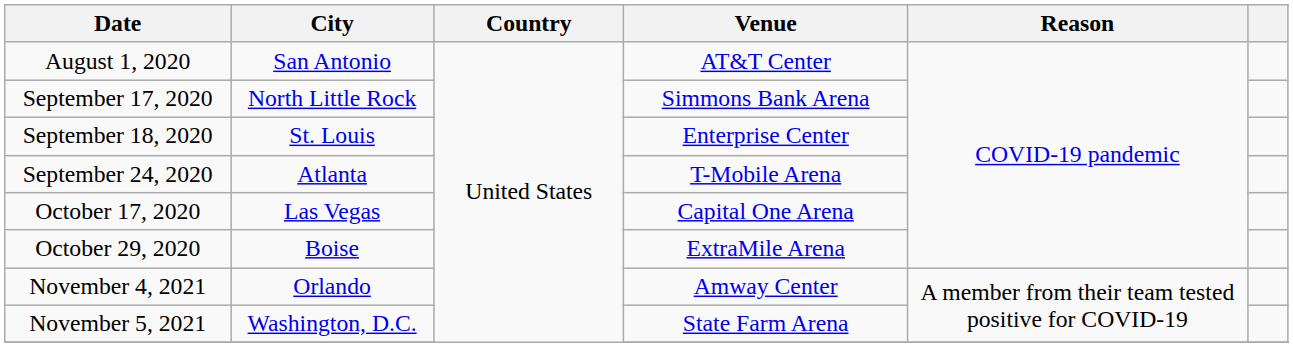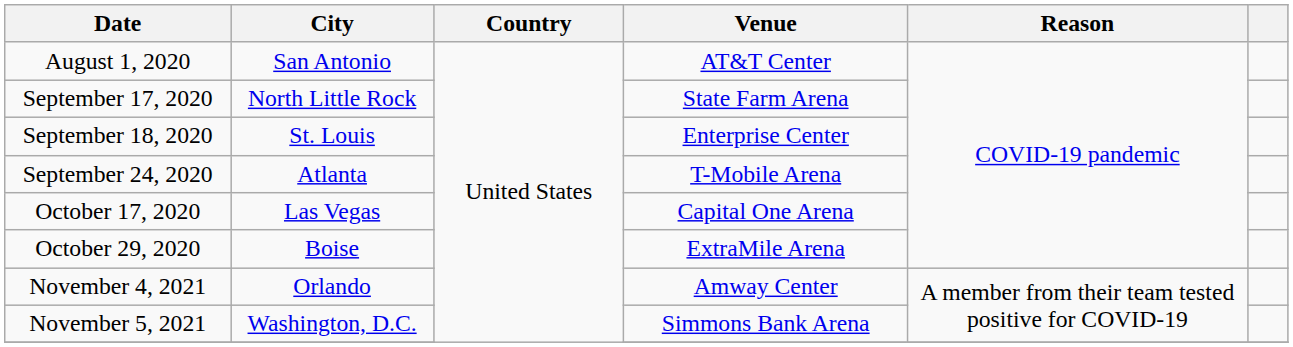(766, 98) Simmons Bank Arena -> (766, 98) State Farm Arena
(766, 323) State Farm Arena -> (766, 323) Simmons Bank Arena
